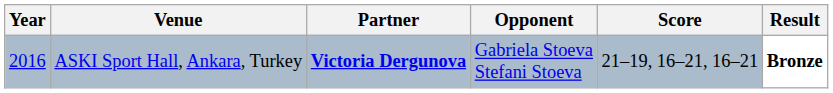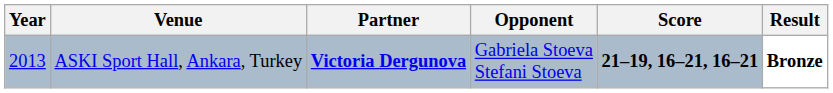(27, 61) 2016 -> (27, 61) 2013
(680, 61) normal -> (680, 61) bold
